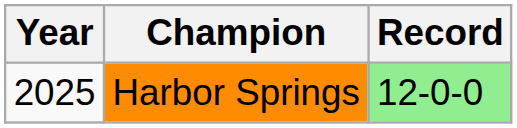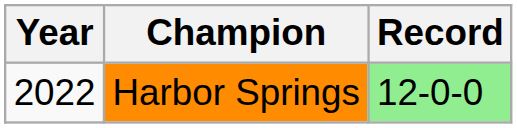(55, 92) 2025 -> (55, 92) 2022
